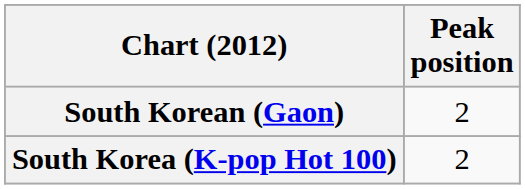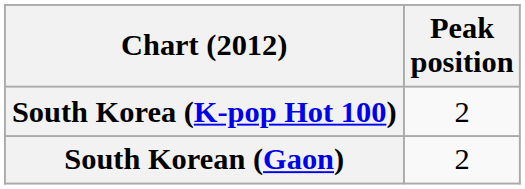rows swapped: (204, 111) <-> (204, 159)
